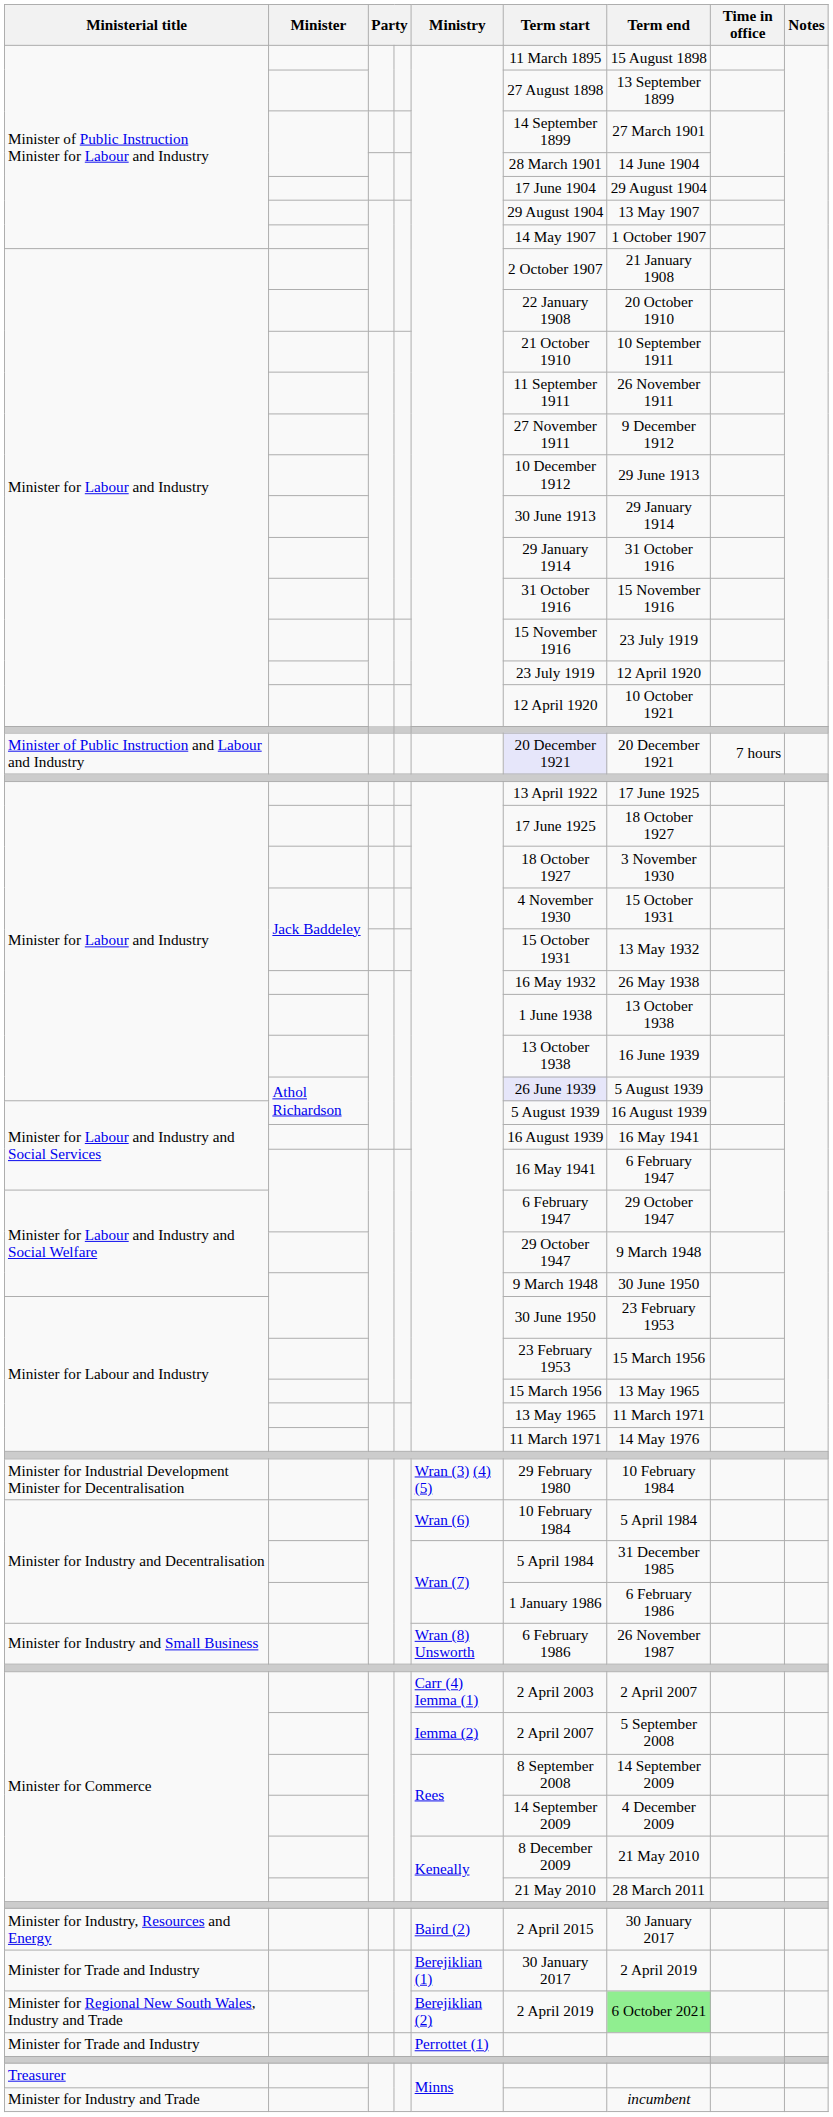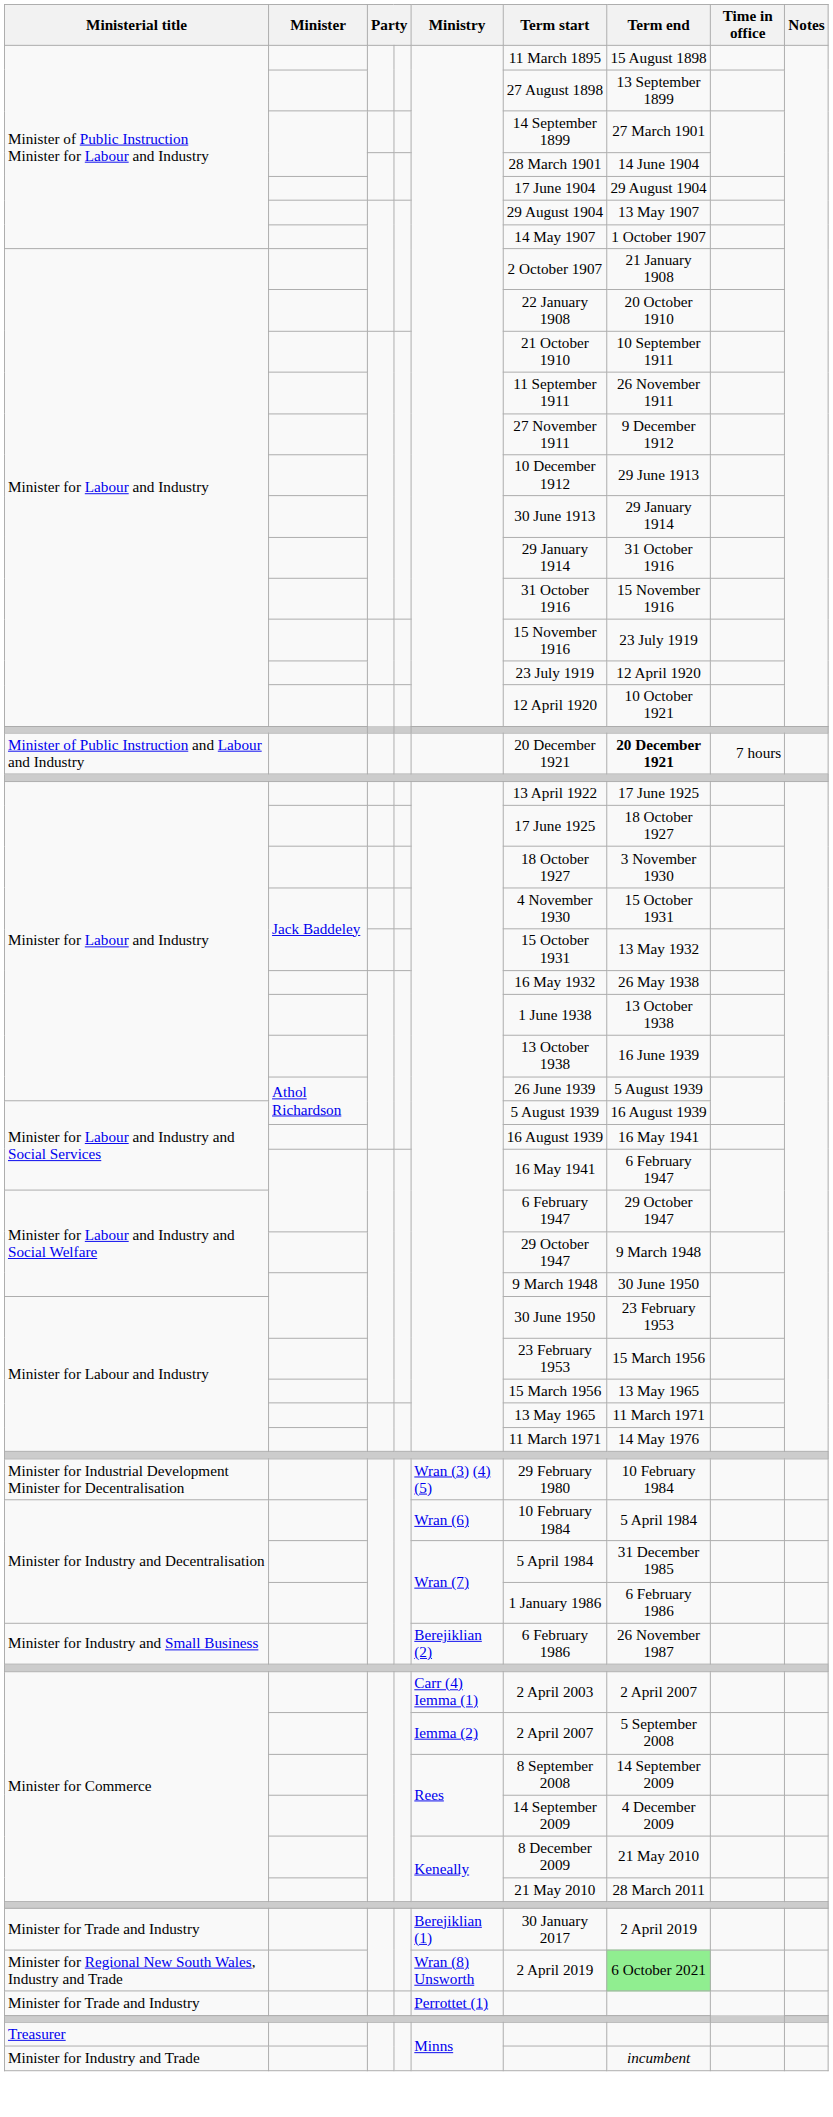(555, 753) lavender background -> (555, 753) no background
(659, 753) normal -> (659, 753) bold
(555, 1088) lavender background -> (555, 1088) no background
(445, 1643) Wran (8) Unsworth -> (448, 1643) Berejiklian (2)
- row: (119, 1929)
(448, 2011) Berejiklian (2) -> (444, 1970) Wran (8) Unsworth
